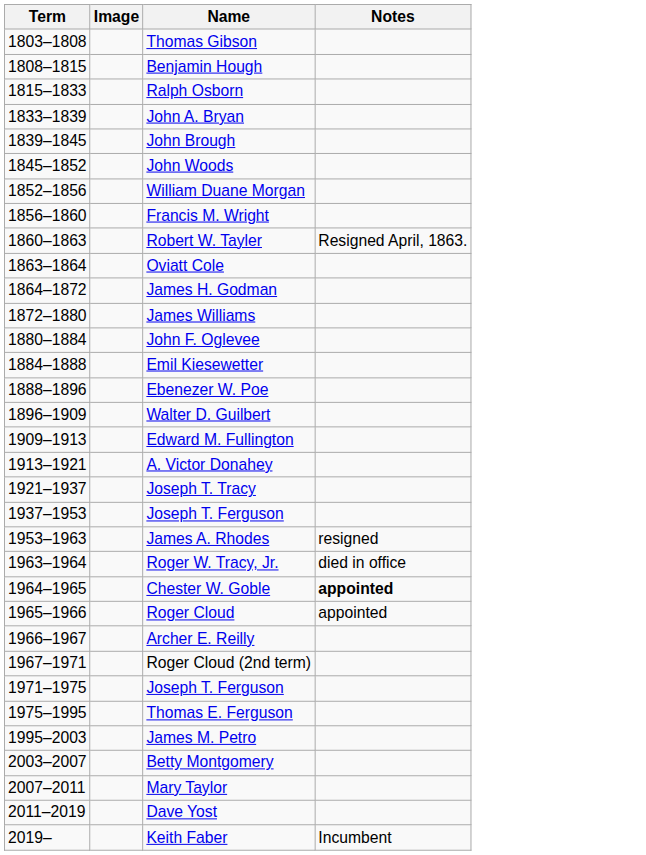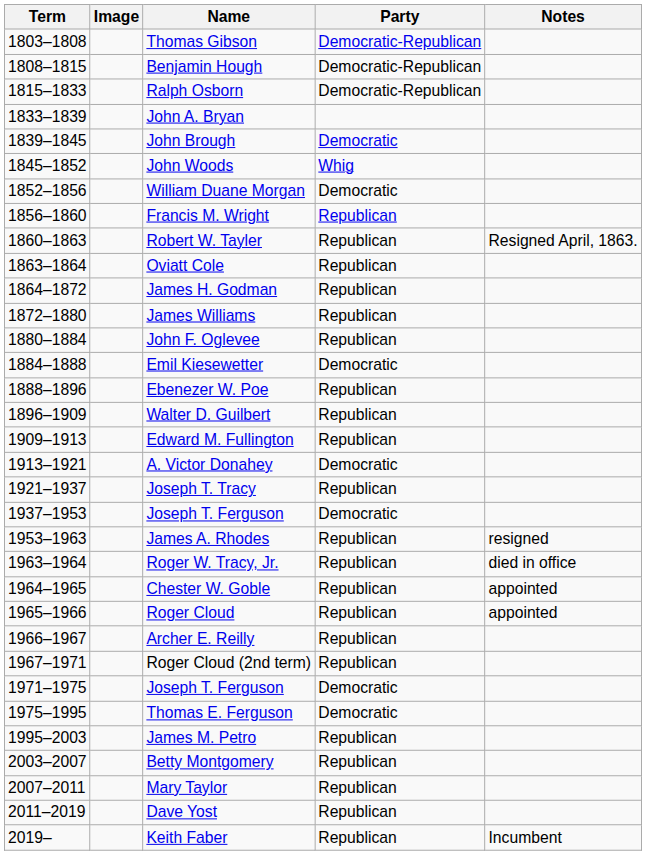+ column: (400, 16)
(356, 588) bold -> (523, 588) normal
